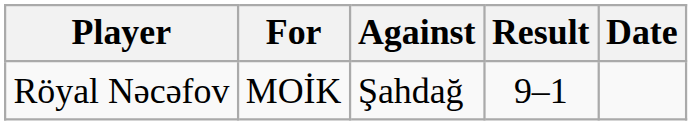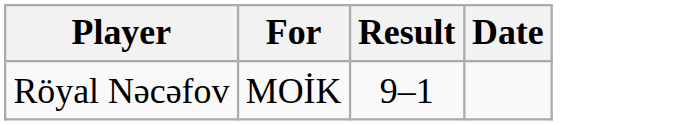- column: (417, 32)
